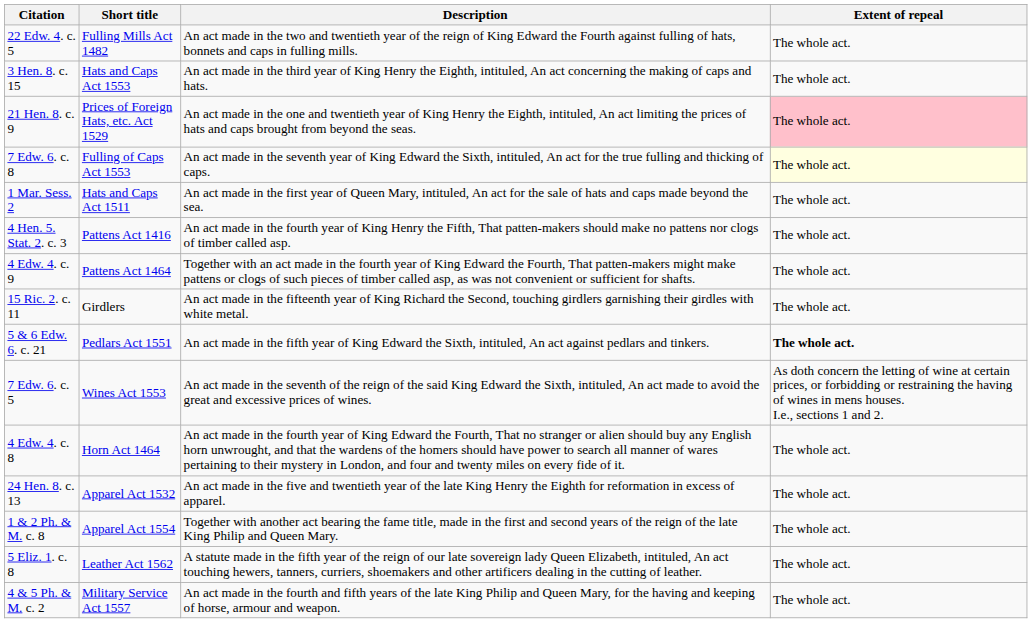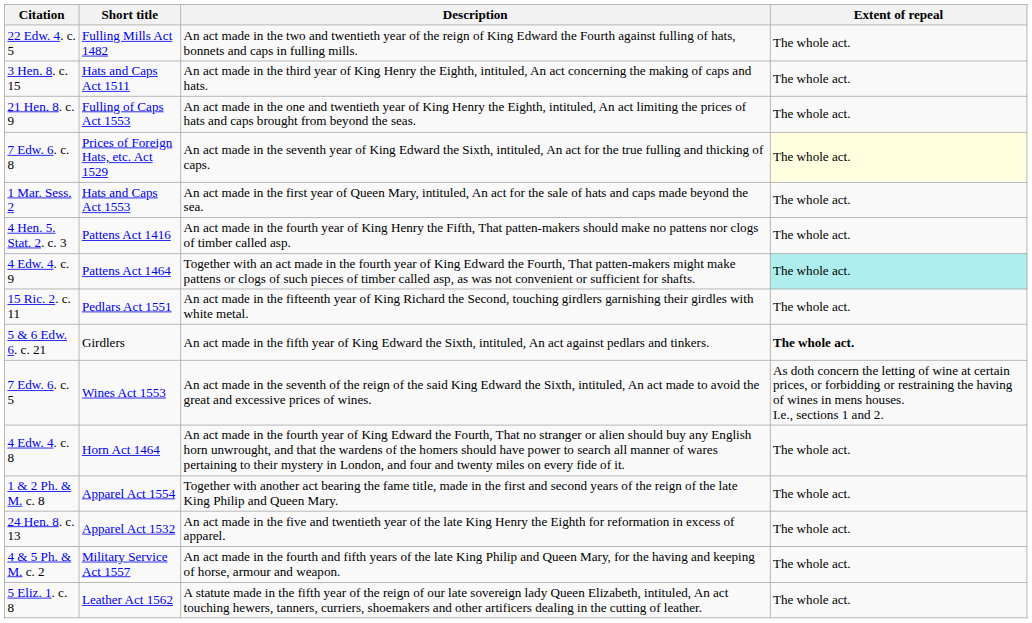(120, 78) Hats and Caps Act 1553 -> (120, 78) Hats and Caps Act 1511
(127, 121) Prices of Foreign Hats, etc. Act 1529 -> (123, 114) Fulling of Caps Act 1553
(812, 121) pink background -> (812, 114) no background
(123, 164) Fulling of Caps Act 1553 -> (127, 157) Prices of Foreign Hats, etc. Act 1529
(120, 200) Hats and Caps Act 1511 -> (120, 200) Hats and Caps Act 1553
(812, 271) no background -> (812, 271) paleturquoise background
(103, 306) Girdlers -> (127, 306) Pedlars Act 1551
(127, 342) Pedlars Act 1551 -> (103, 342) Girdlers
rows swapped: (41, 493) <-> (39, 528)
rows swapped: (39, 600) <-> (37, 564)
